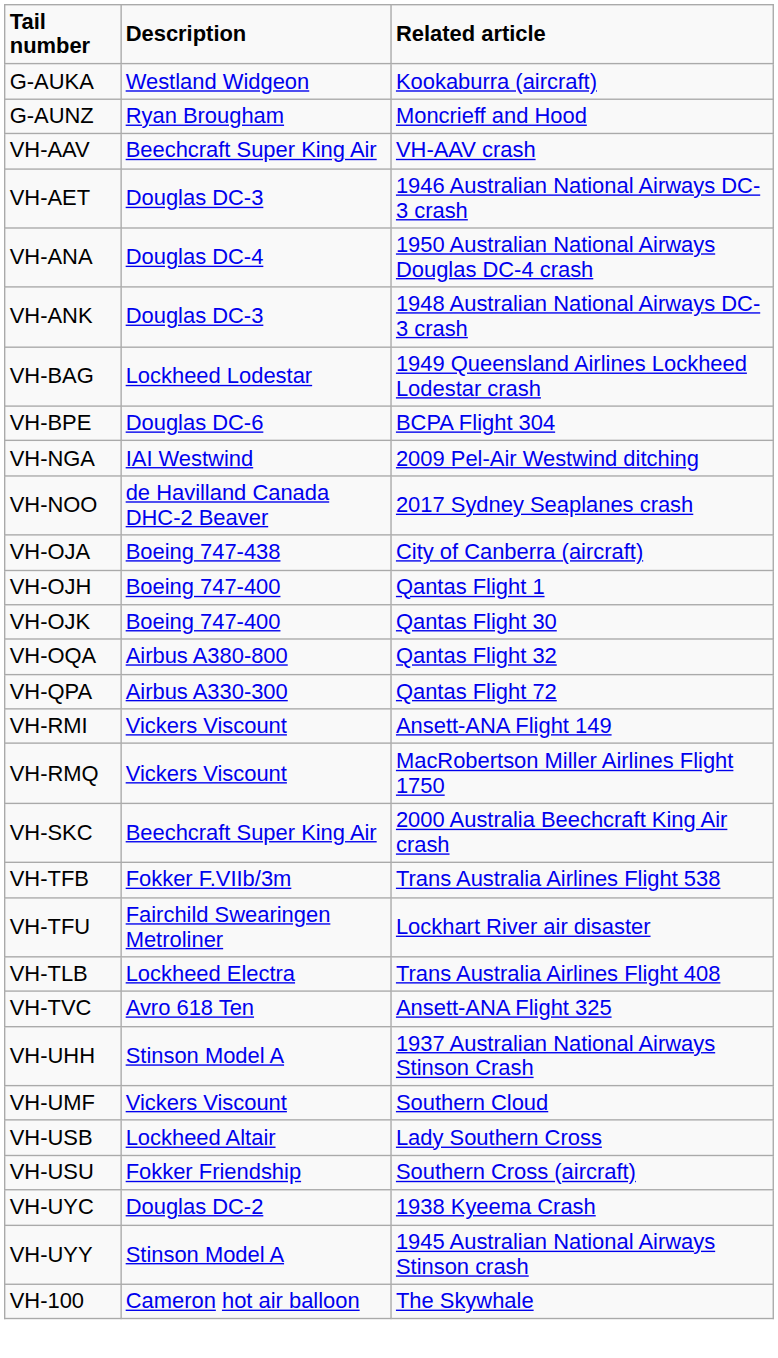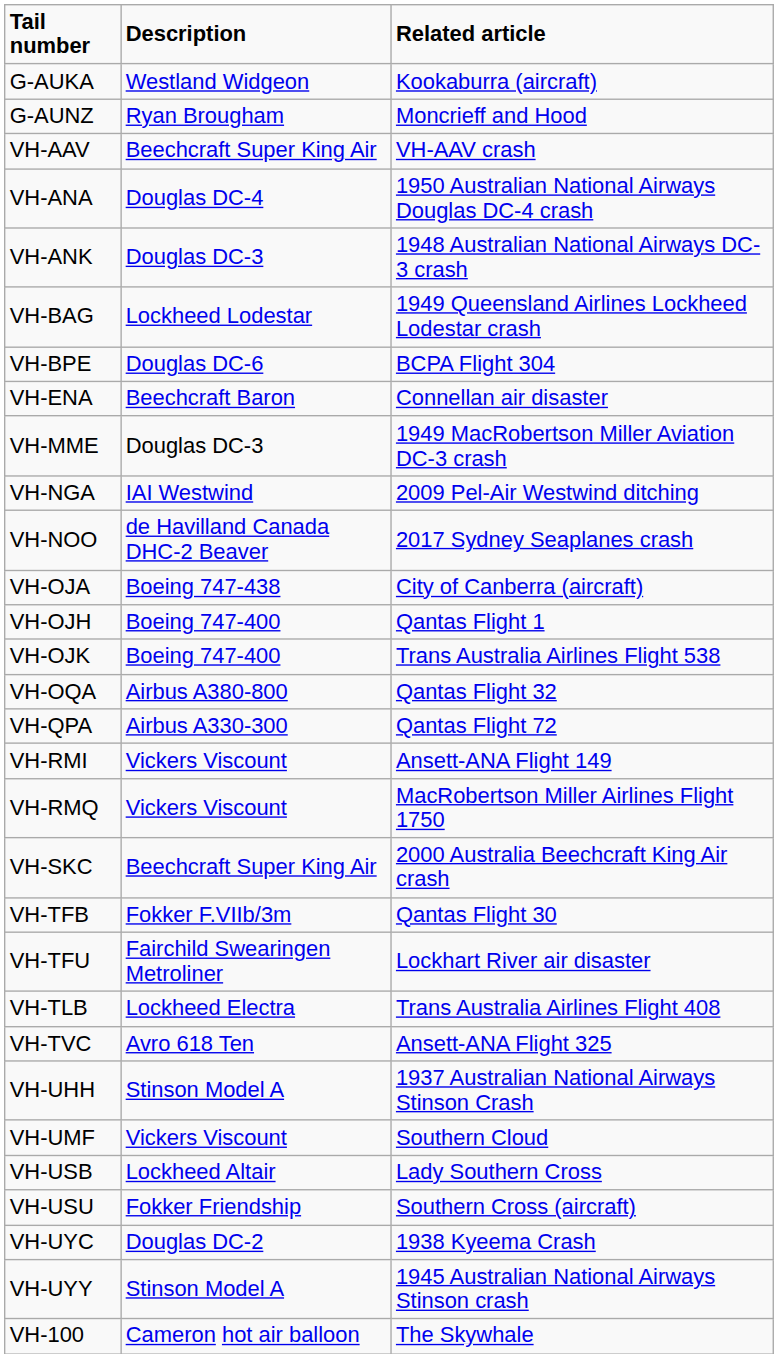- row: (50, 197)
+ row: (51, 398)
+ row: (54, 445)
(476, 621) Qantas Flight 30 -> (558, 656) Trans Australia Airlines Flight 538
(558, 879) Trans Australia Airlines Flight 538 -> (476, 914) Qantas Flight 30
